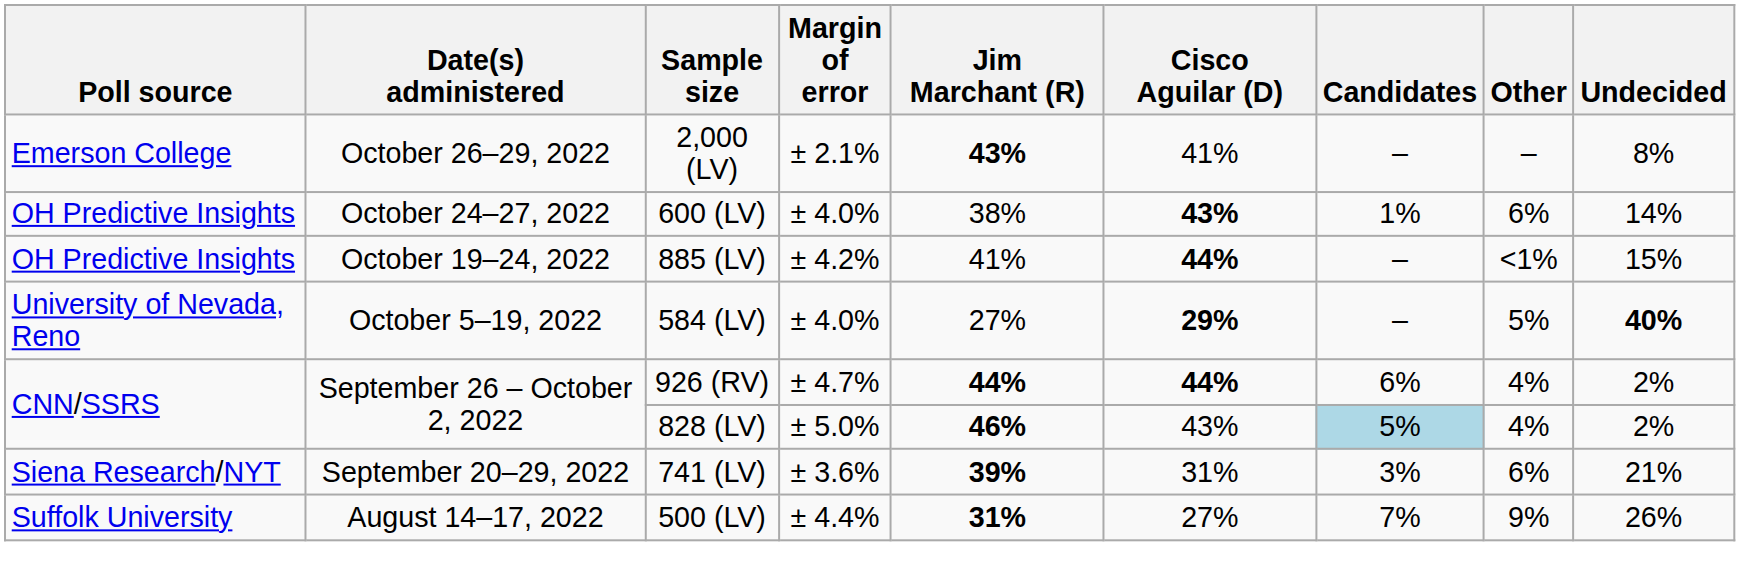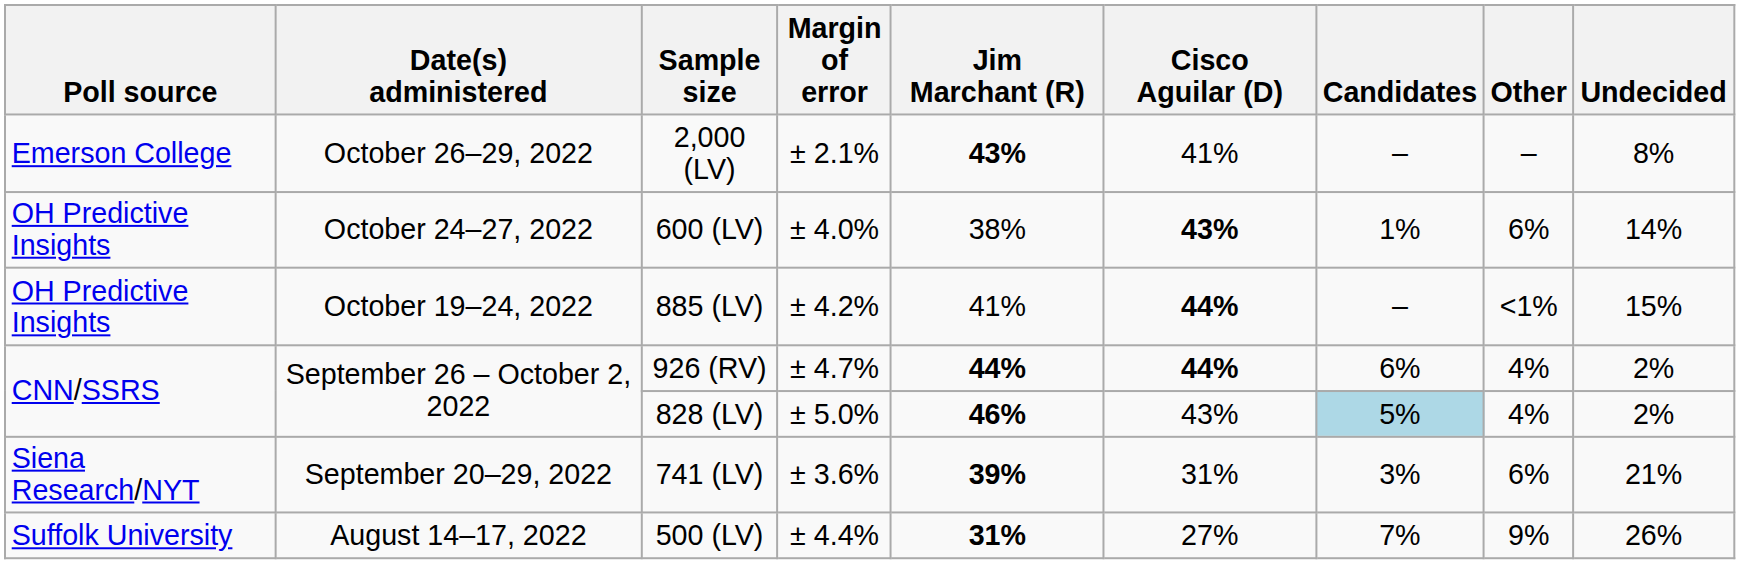- row: (712, 321)
